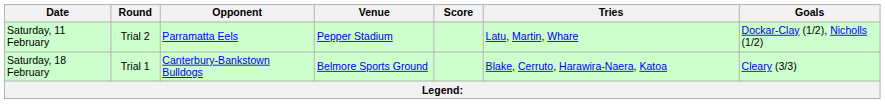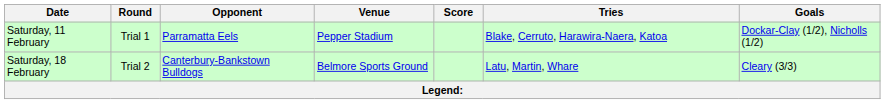(135, 37) Trial 2 -> (135, 37) Trial 1
(532, 37) Latu, Martin, Whare -> (576, 37) Blake, Cerruto, Harawira-Naera, Katoa
(135, 66) Trial 1 -> (135, 66) Trial 2
(576, 66) Blake, Cerruto, Harawira-Naera, Katoa -> (532, 66) Latu, Martin, Whare
